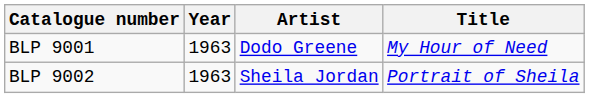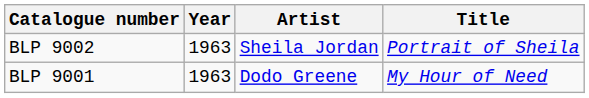rows swapped: (52, 48) <-> (52, 77)
